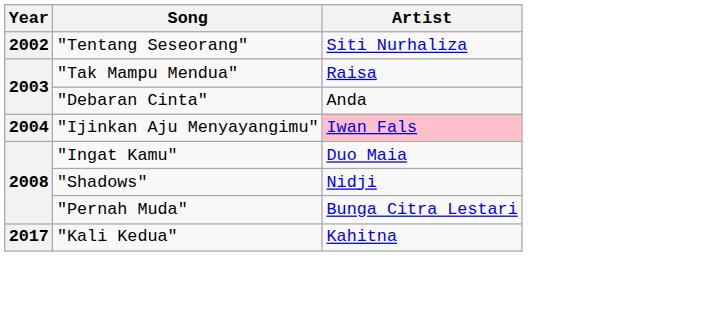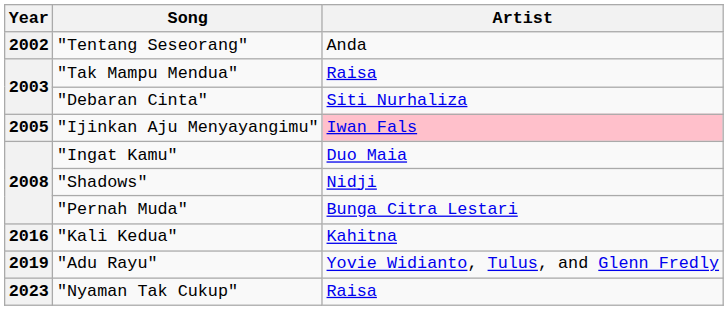(397, 46) Siti Nurhaliza -> (347, 46) Anda
(347, 100) Anda -> (397, 100) Siti Nurhaliza
(29, 128) 2004 -> (29, 128) 2005
(29, 237) 2017 -> (29, 237) 2016
+ row: (107, 264)
+ row: (147, 292)
